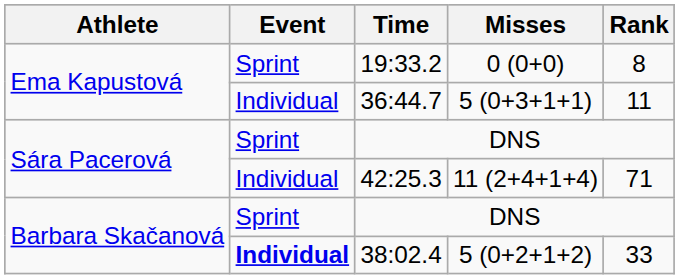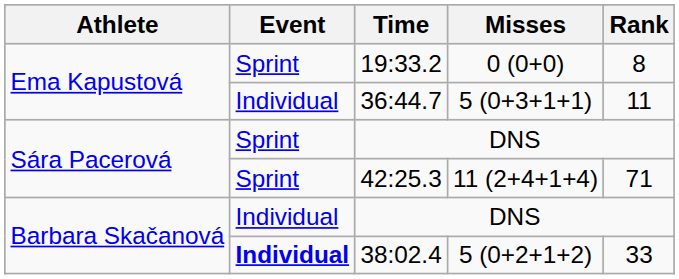(287, 178) Individual -> (267, 178) Sprint
(267, 217) Sprint -> (287, 217) Individual
